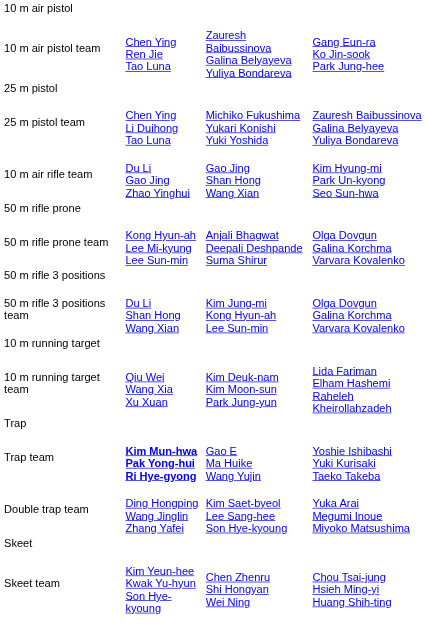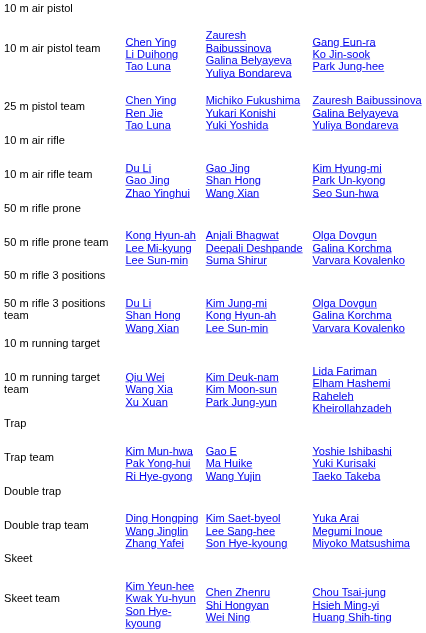(151, 54) Chen Ying Ren Jie Tao Luna -> (152, 54) Chen Ying Li Duihong Tao Luna
- row: (31, 88)
(152, 128) Chen Ying Li Duihong Tao Luna -> (151, 113) Chen Ying Ren Jie Tao Luna
+ row: (34, 140)
(161, 463) bold -> (159, 463) normal
+ row: (33, 491)
